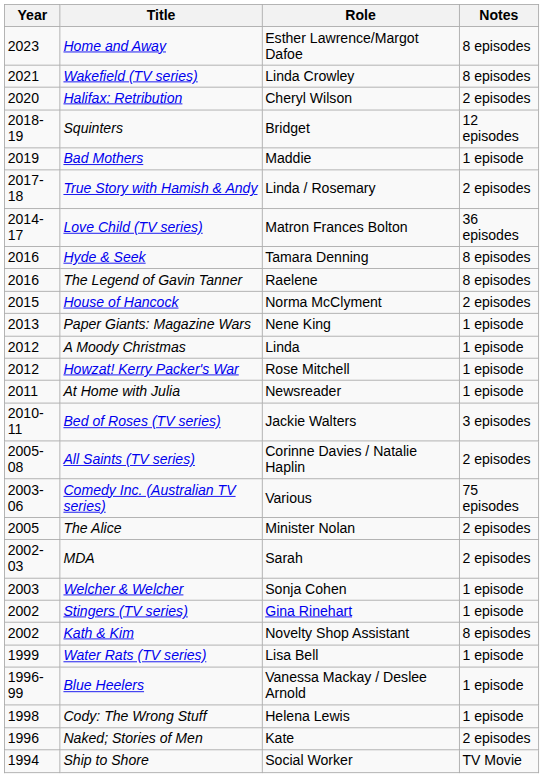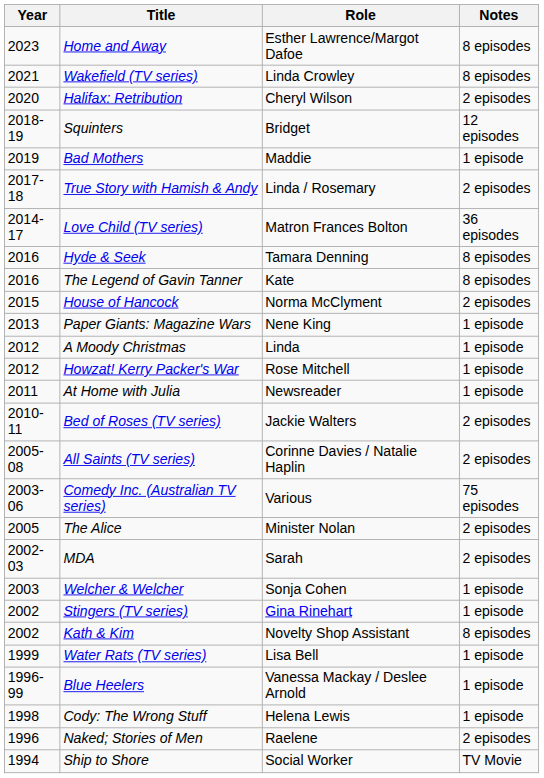(291, 279) Raelene -> (280, 279) Kate
(496, 421) 3 episodes -> (496, 421) 2 episodes
(280, 738) Kate -> (291, 738) Raelene
